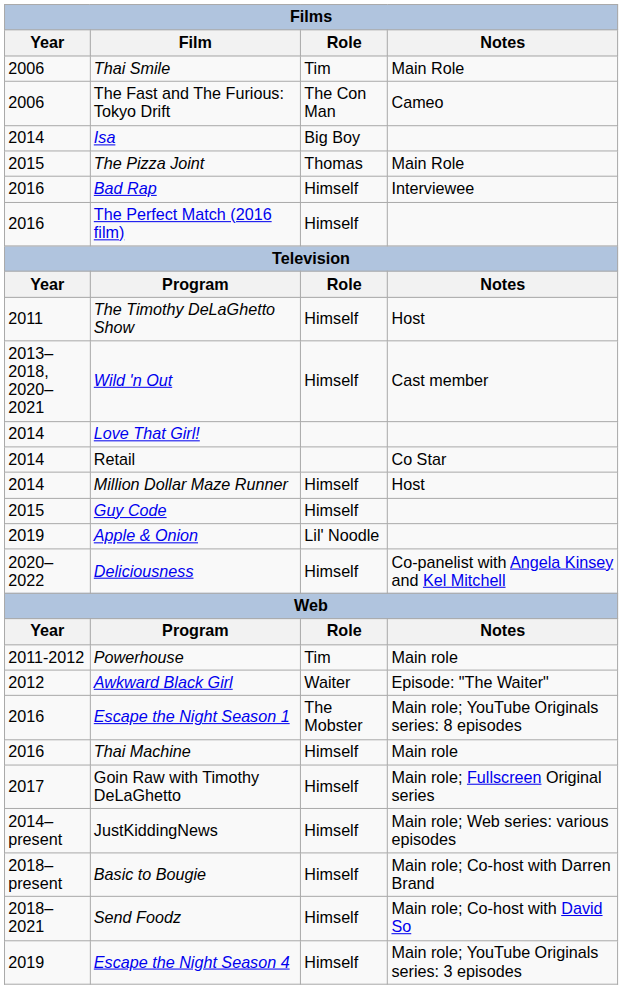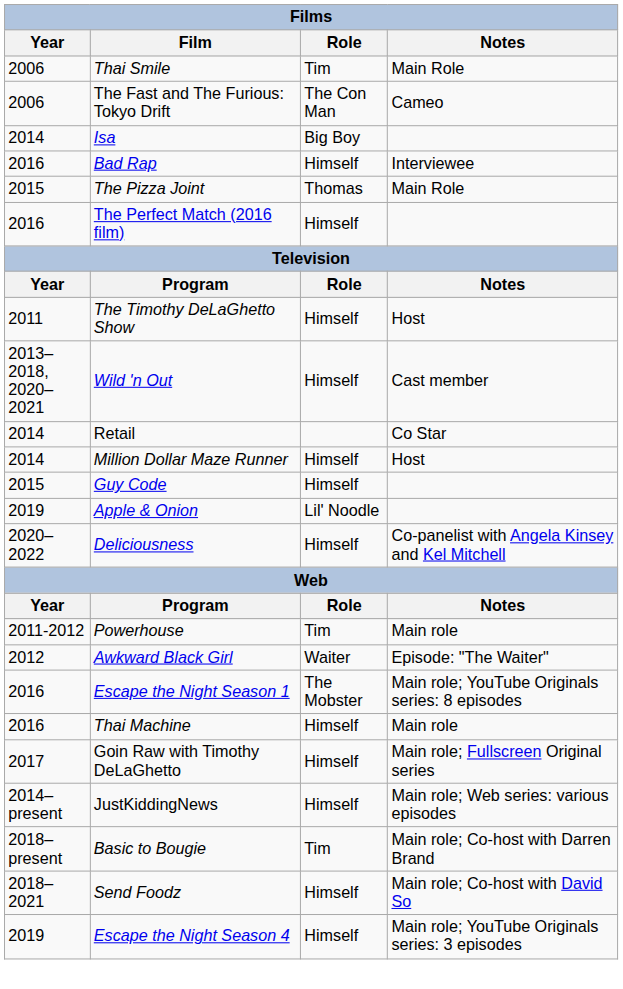rows swapped: (149, 163) <-> (125, 189)
- row: (147, 433)
(331, 874) Himself -> (317, 848) Tim
